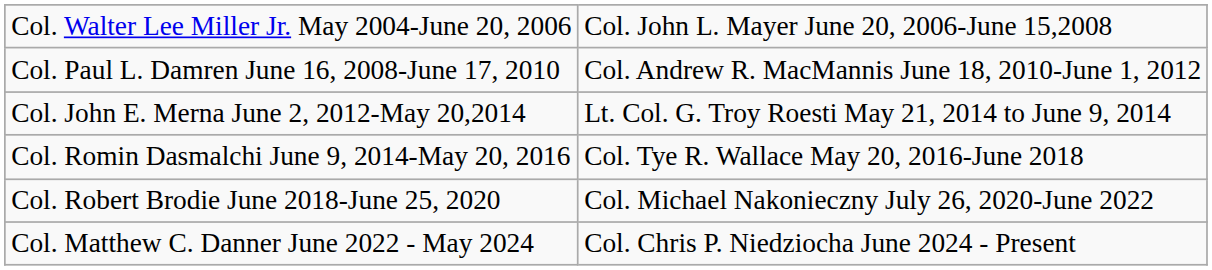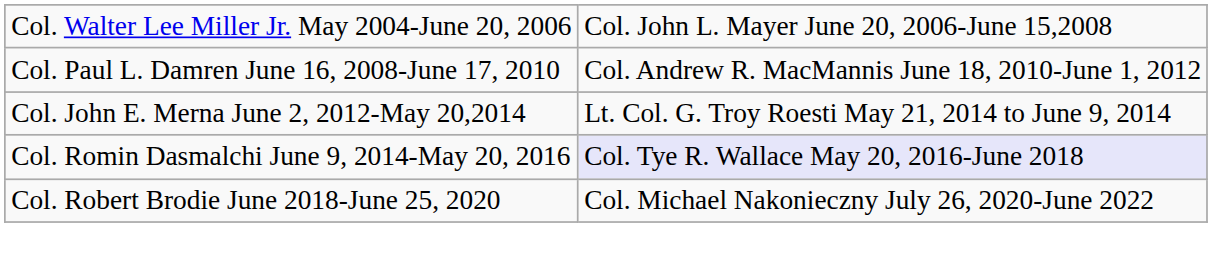(834, 156) no background -> (834, 156) lavender background
- row: (273, 243)
